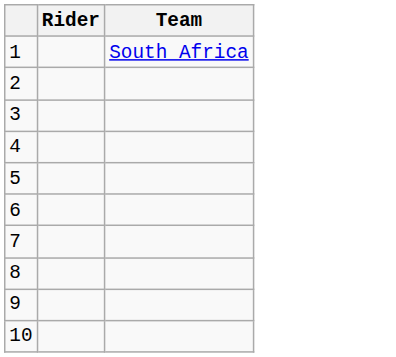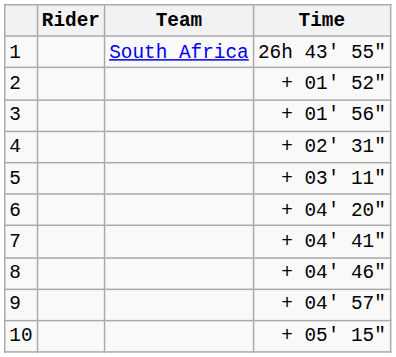+ column: (322, 21)
